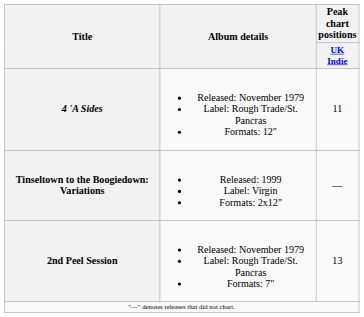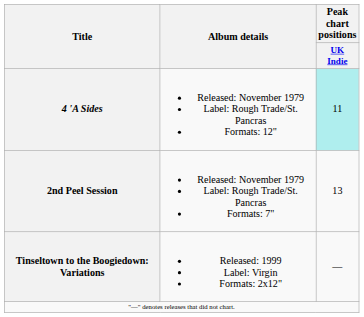(337, 109) no background -> (337, 109) paleturquoise background
rows swapped: (82, 261) <-> (82, 185)
